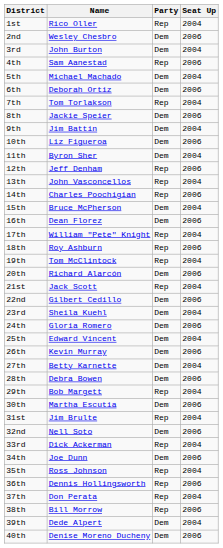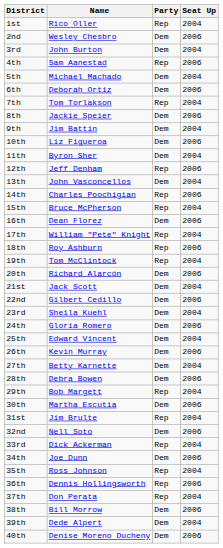(161, 182) Rep -> (161, 182) Dem
(161, 208) Dem -> (161, 208) Rep
(161, 287) Rep -> (161, 287) Dem
(161, 510) Rep -> (161, 510) Dem
